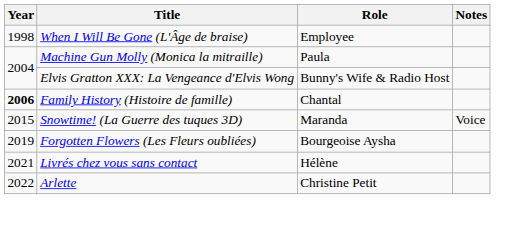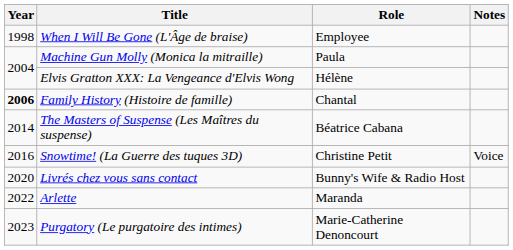(375, 78) Bunny's Wife & Radio Host -> (334, 78) Hélène
+ row: (149, 127)
(21, 120) 2015 -> (21, 156) 2016
(324, 120) Maranda -> (354, 156) Christine Petit
- row: (148, 141)
(21, 162) 2021 -> (21, 177) 2020
(319, 162) Hélène -> (390, 177) Bunny's Wife & Radio Host
(338, 183) Christine Petit -> (339, 198) Maranda
+ row: (141, 226)
